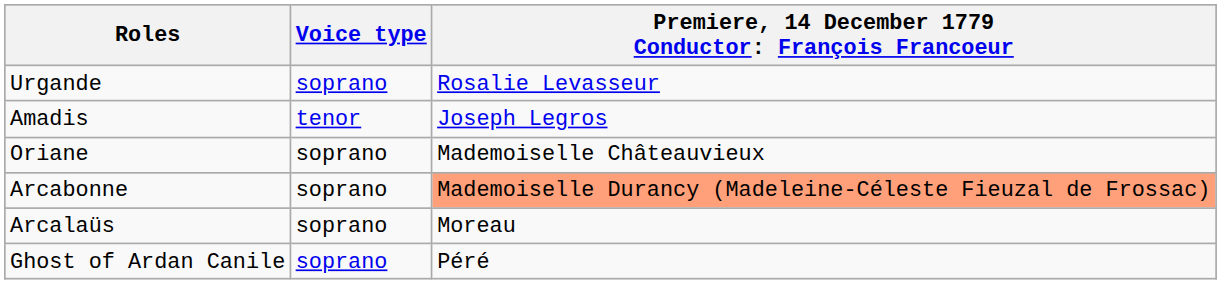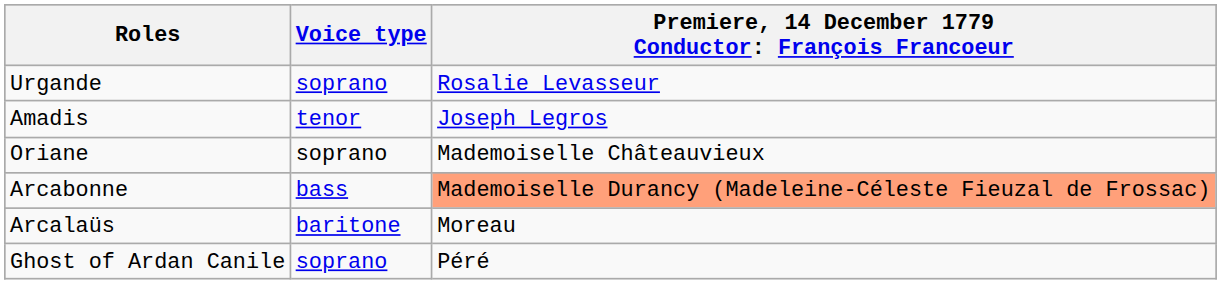(342, 190) soprano -> (322, 190) bass
(342, 226) soprano -> (348, 226) baritone
